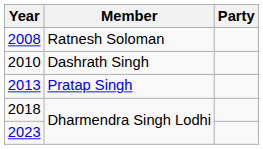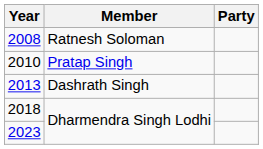(98, 62) Dashrath Singh -> (90, 62) Pratap Singh
(90, 86) Pratap Singh -> (98, 86) Dashrath Singh
